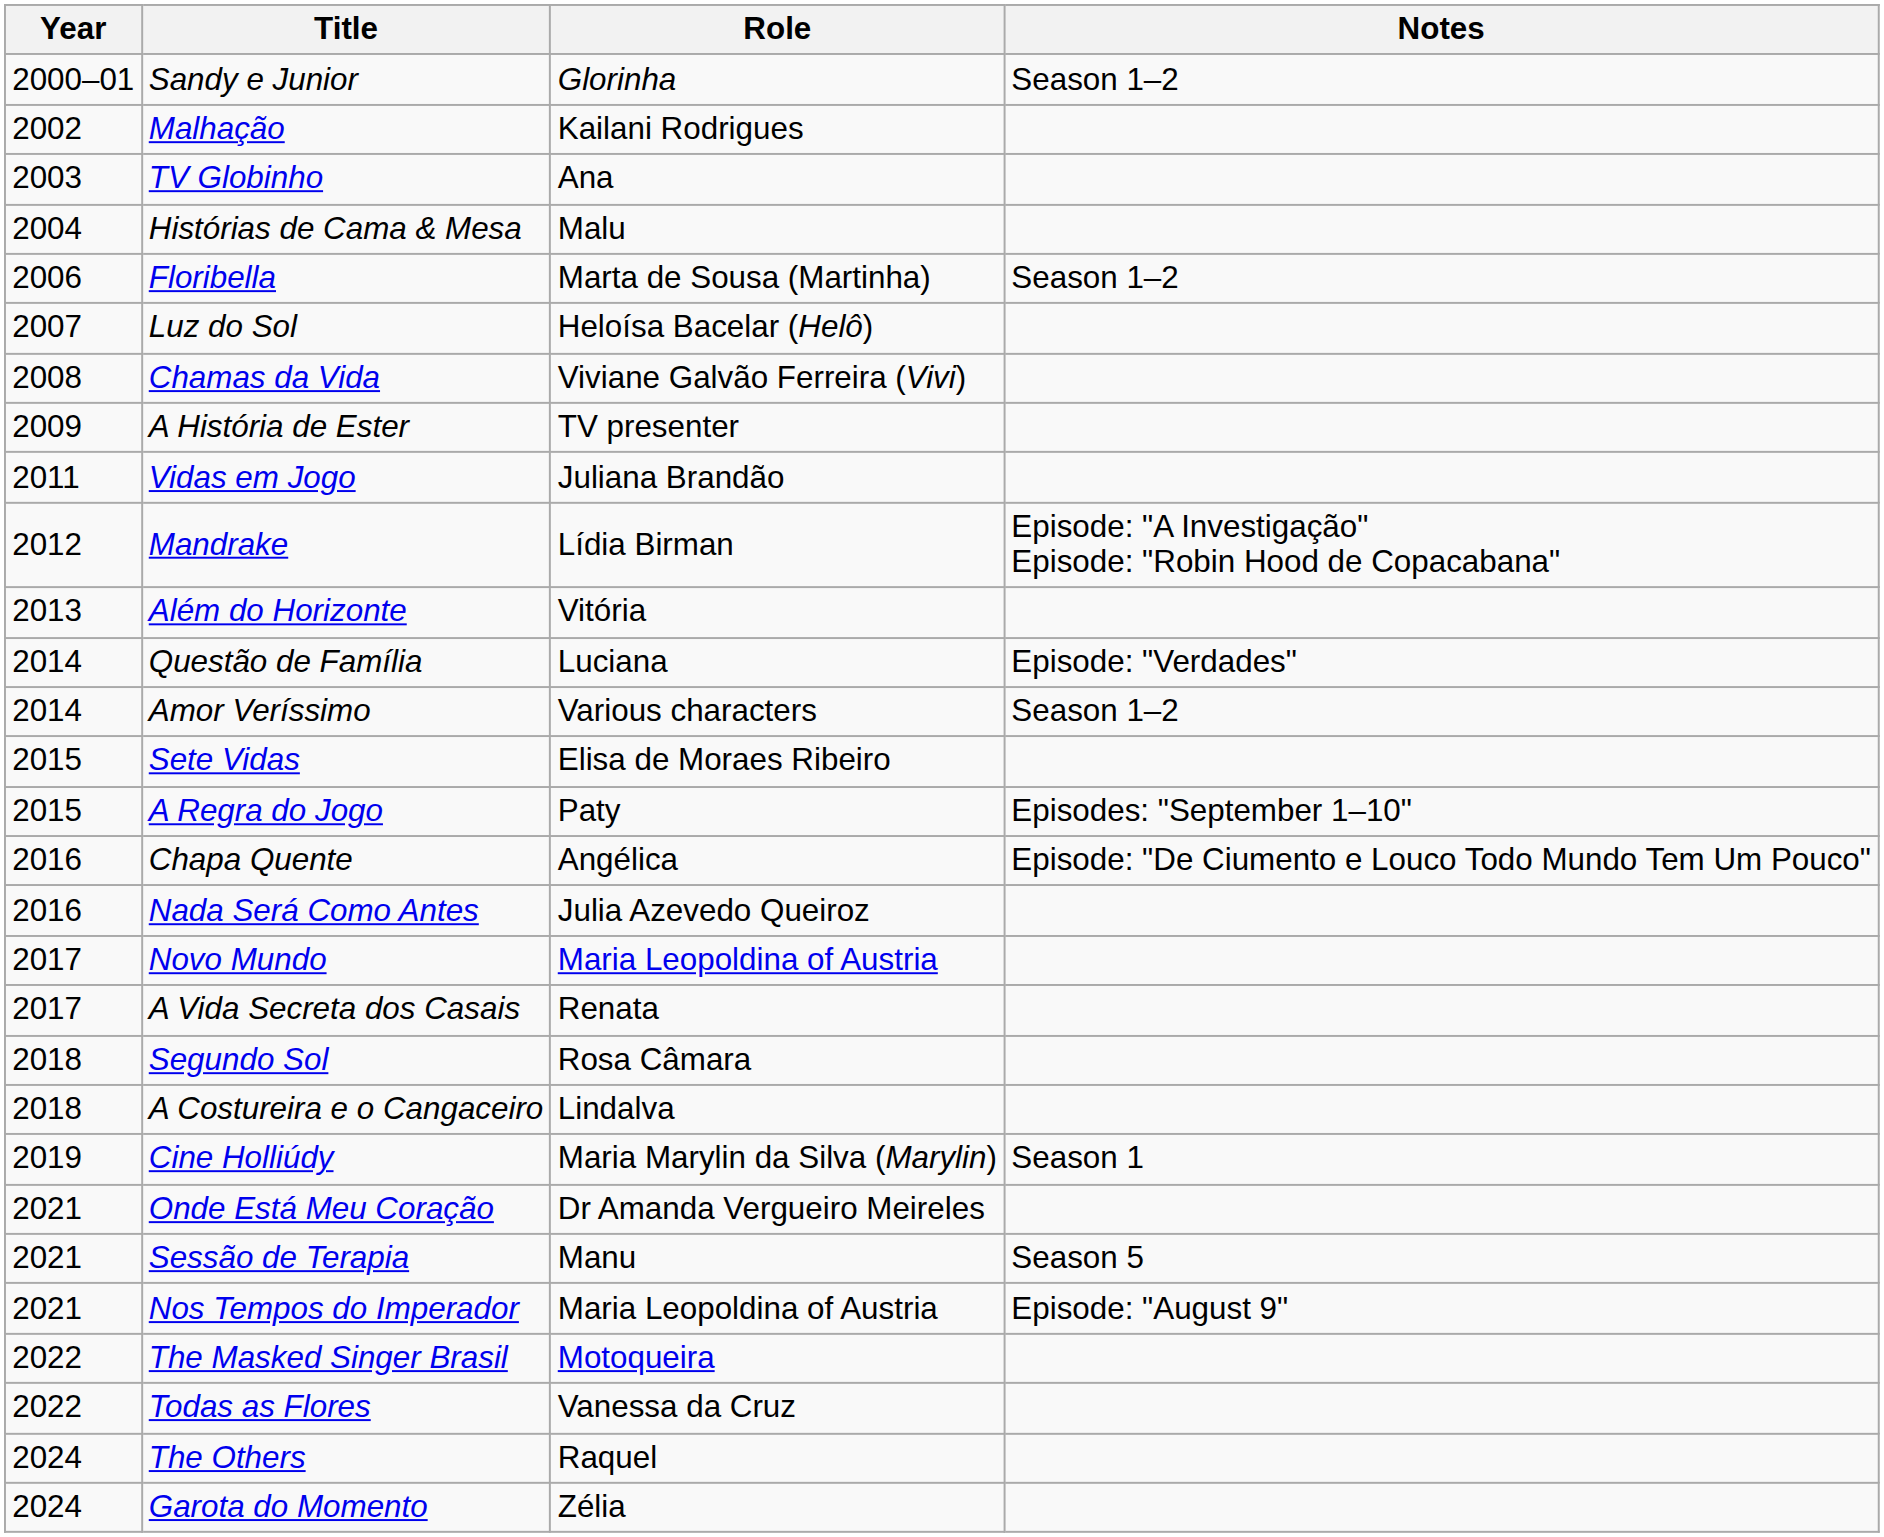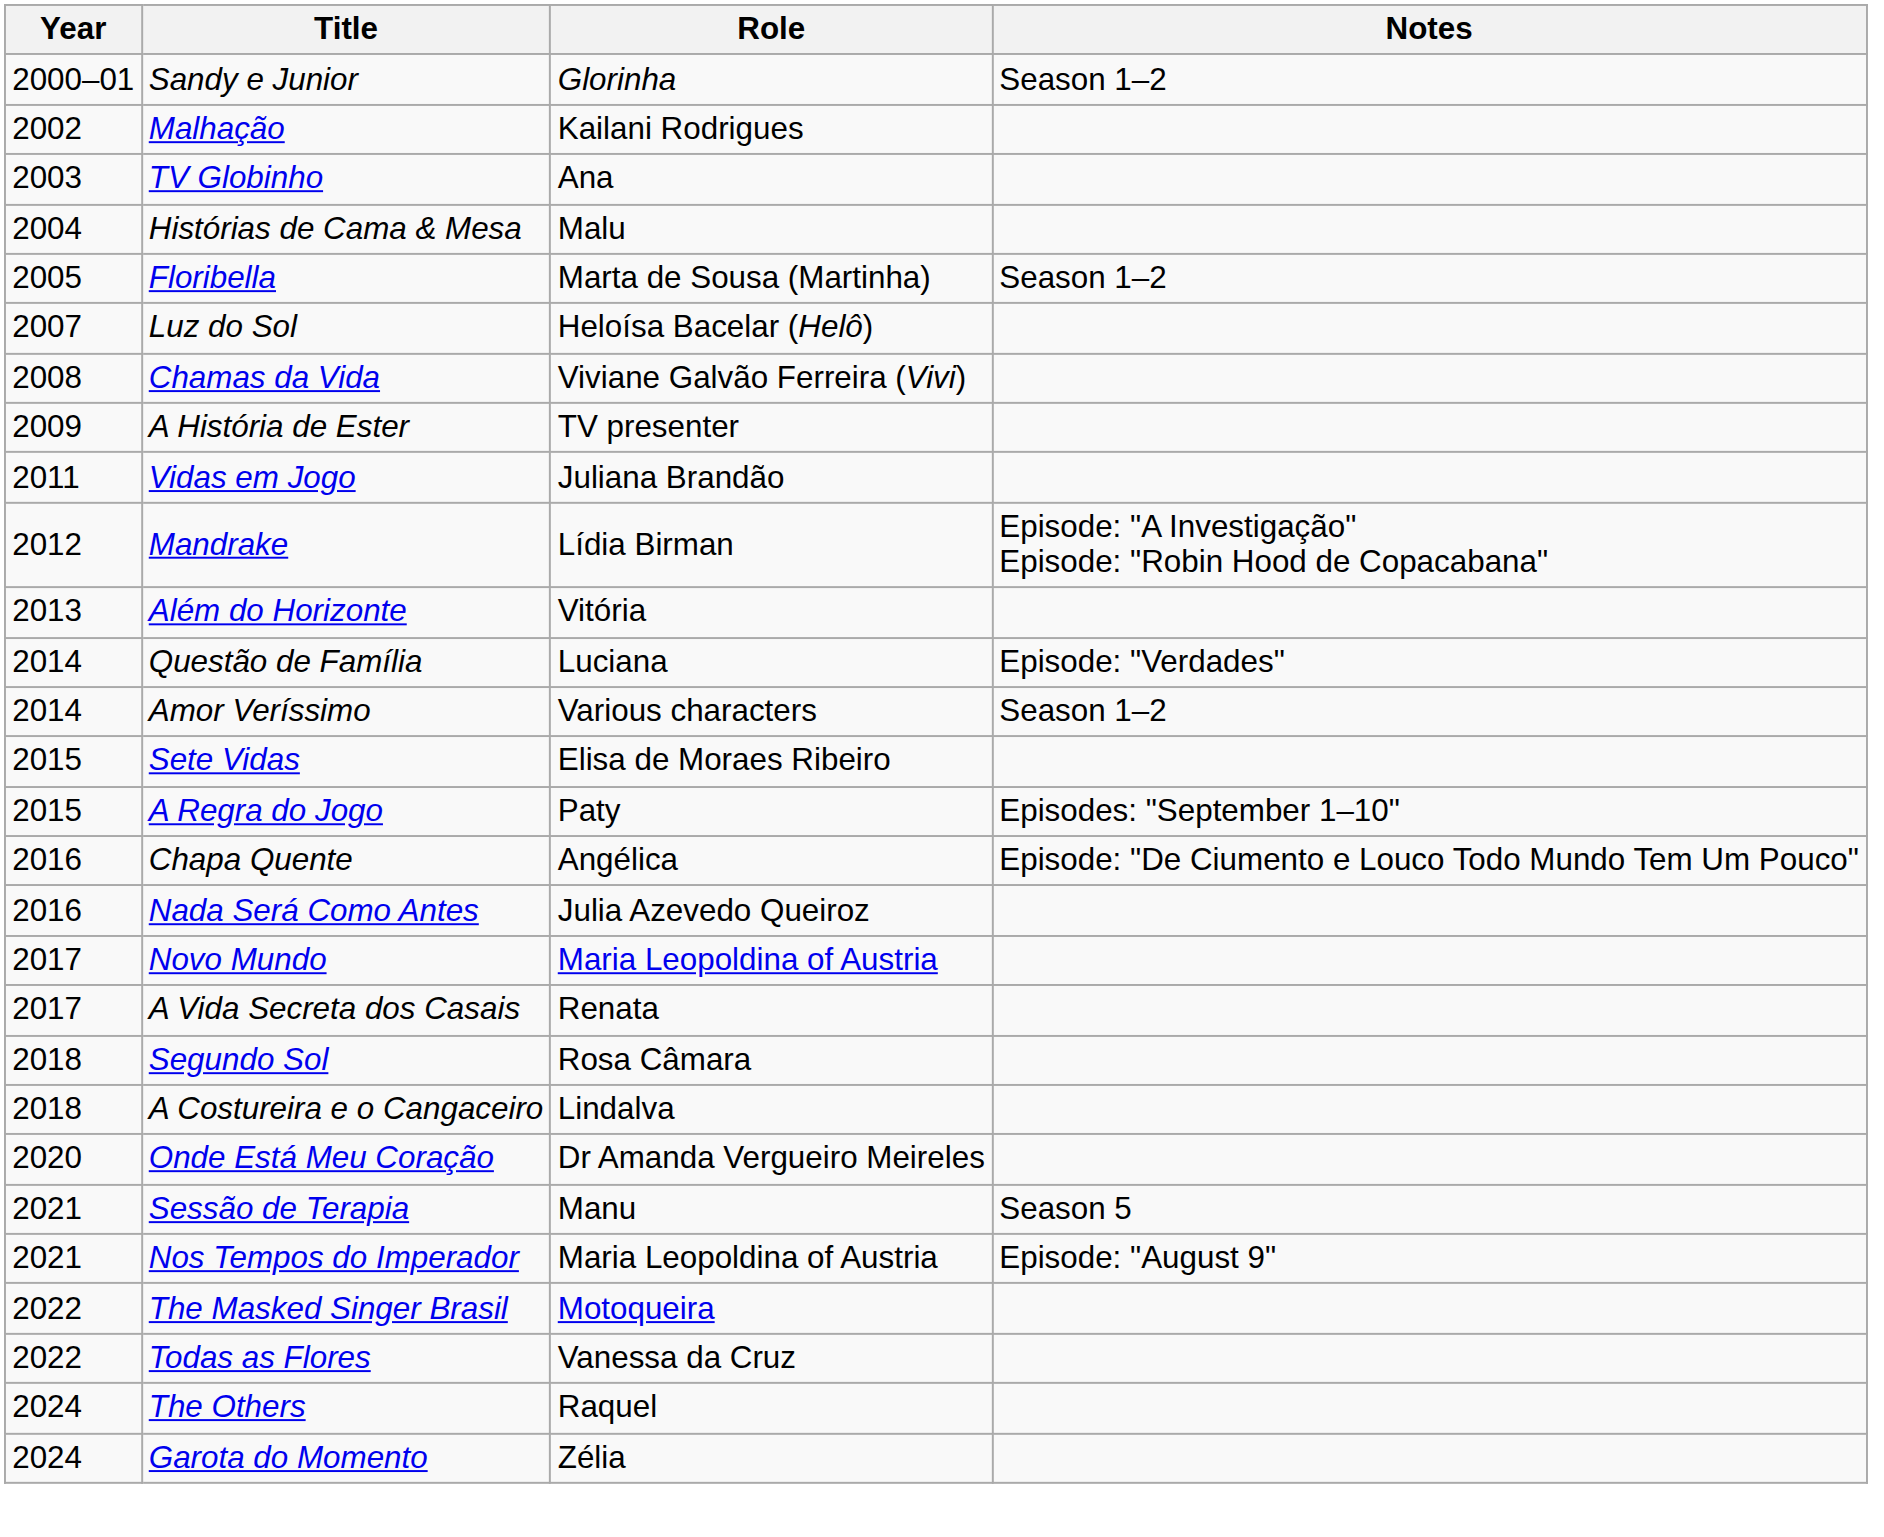(47, 278) 2006 -> (47, 278) 2005
- row: (241, 1158)
(47, 1208) 2021 -> (47, 1158) 2020
